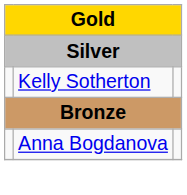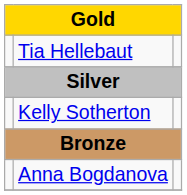+ row: (75, 50)
